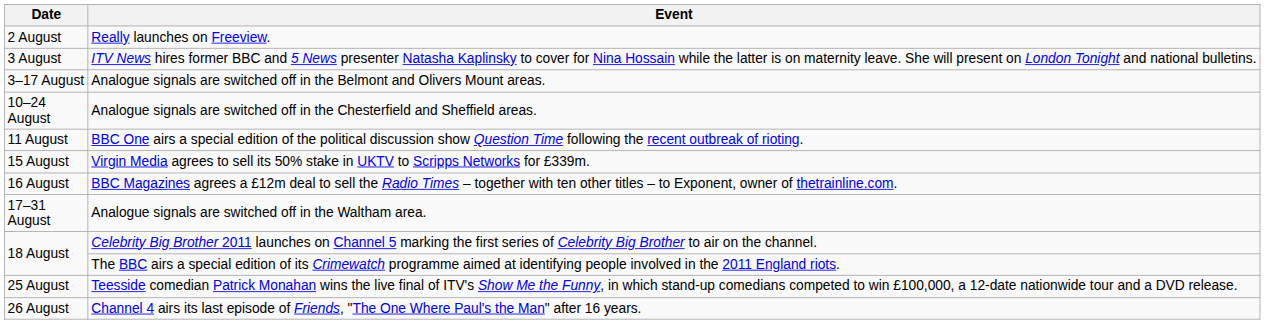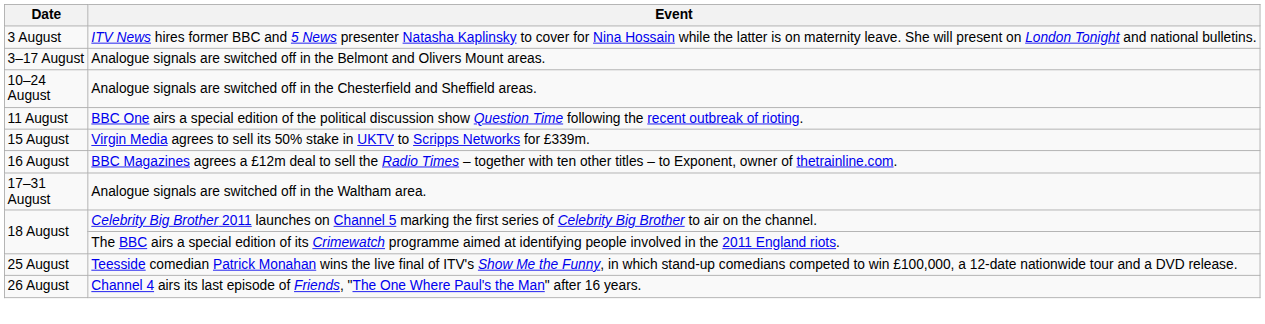- row: (181, 37)
